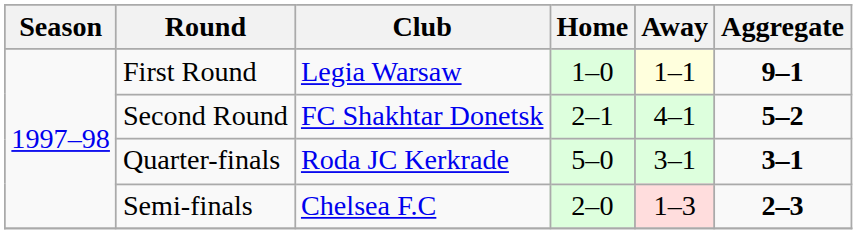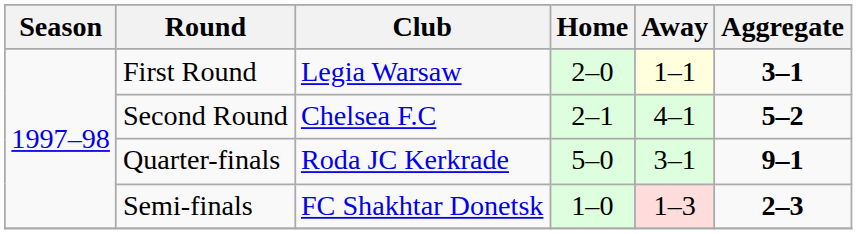(592, 71) 1–0 -> (592, 71) 2–0
(783, 71) 9–1 -> (783, 71) 3–1
(422, 116) FC Shakhtar Donetsk -> (369, 116) Chelsea F.C
(783, 160) 3–1 -> (783, 160) 9–1
(369, 205) Chelsea F.C -> (422, 205) FC Shakhtar Donetsk
(592, 205) 2–0 -> (592, 205) 1–0
